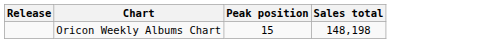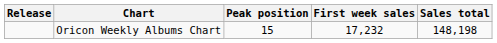+ column: (364, 13)
